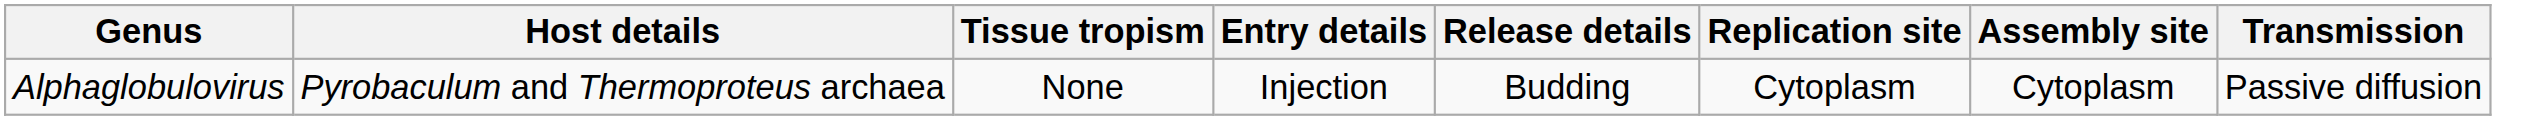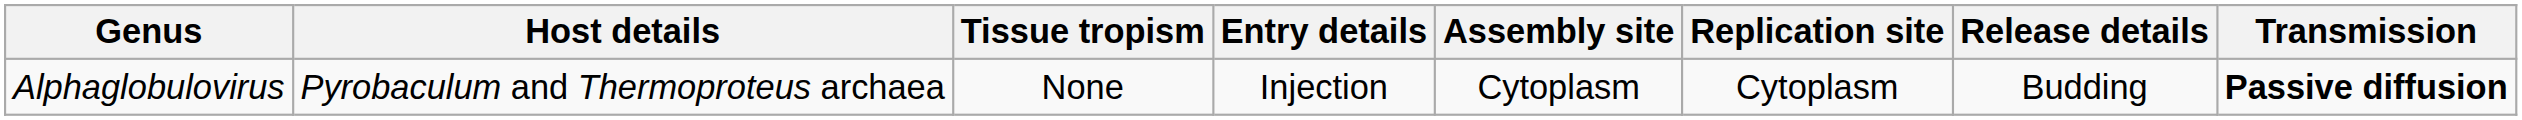columns swapped: (1567, 31) <-> (2093, 31)
(2353, 86) normal -> (2366, 86) bold
